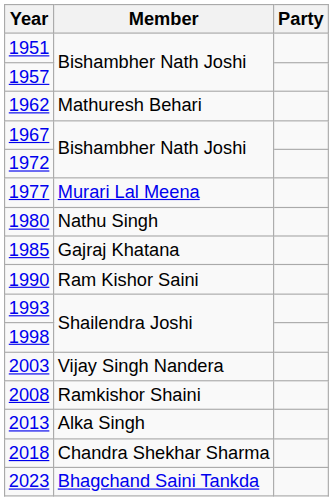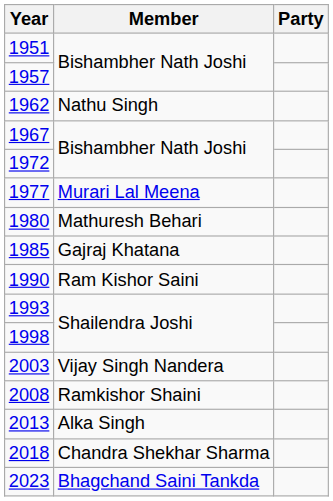(130, 105) Mathuresh Behari -> (108, 105) Nathu Singh
(108, 221) Nathu Singh -> (130, 221) Mathuresh Behari
